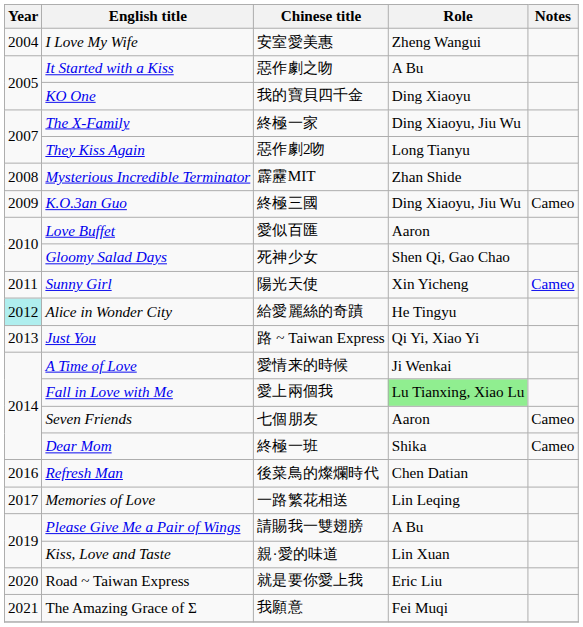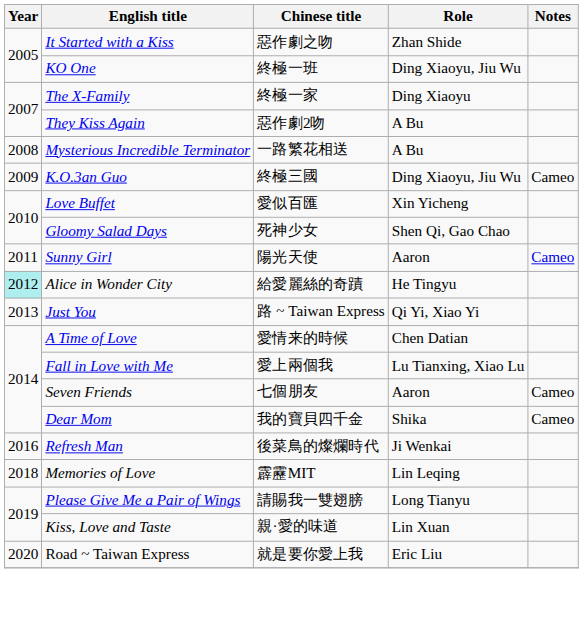- row: (92, 42)
(408, 69) A Bu -> (427, 42) Zhan Shide
(310, 95) 我的寶貝四千金 -> (288, 68) 終極一班
(431, 95) Ding Xiaoyu -> (456, 69) Ding Xiaoyu, Jiu Wu
(456, 122) Ding Xiaoyu, Jiu Wu -> (431, 95) Ding Xiaoyu
(431, 149) Long Tianyu -> (408, 122) A Bu
(286, 176) 霹靂MIT -> (303, 149) 一路繁花相送
(427, 176) Zhan Shide -> (408, 149) A Bu
(411, 230) Aaron -> (430, 203) Xin Yicheng
(430, 284) Xin Yicheng -> (411, 257) Aaron
(422, 365) Ji Wenkai -> (430, 338) Chen Datian
(458, 392) lightgreen background -> (458, 365) no background
(288, 445) 終極一班 -> (310, 418) 我的寶貝四千金
(430, 473) Chen Datian -> (422, 446) Ji Wenkai
(23, 500) 2017 -> (23, 473) 2018
(303, 499) 一路繁花相送 -> (286, 472) 霹靂MIT
(408, 527) A Bu -> (431, 500) Long Tianyu
- row: (121, 608)
